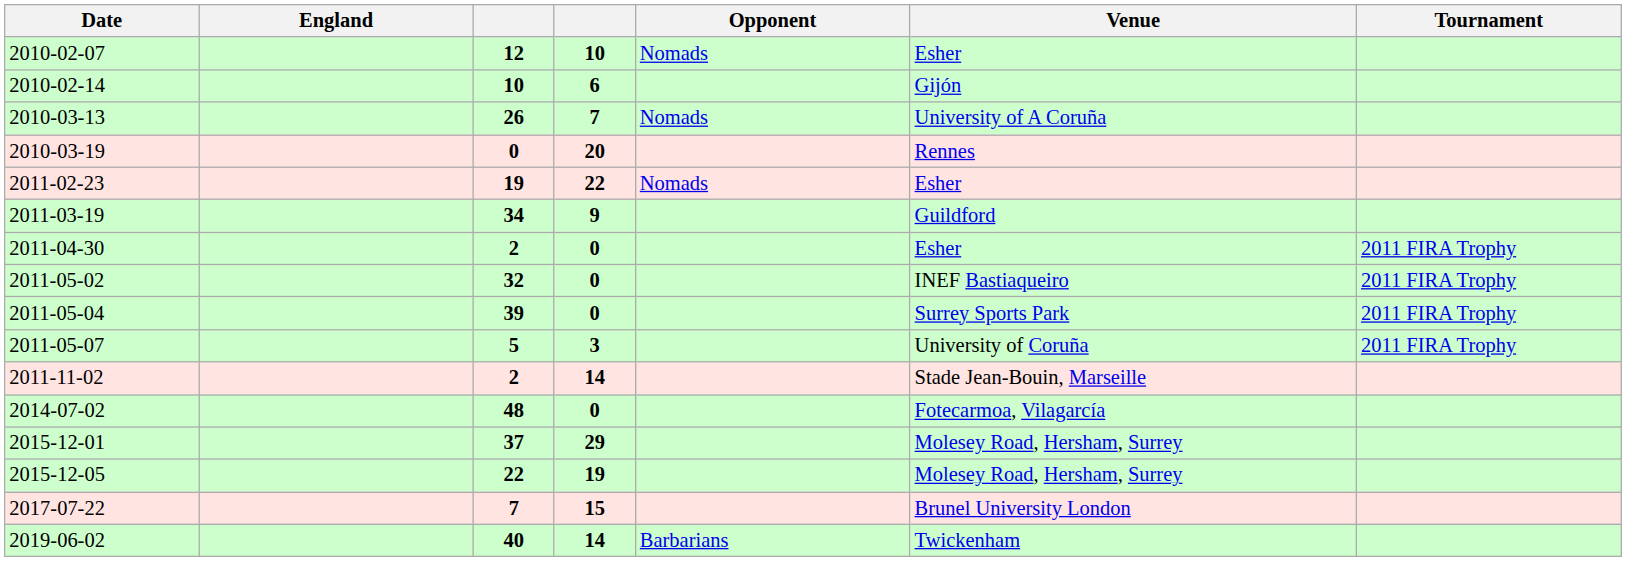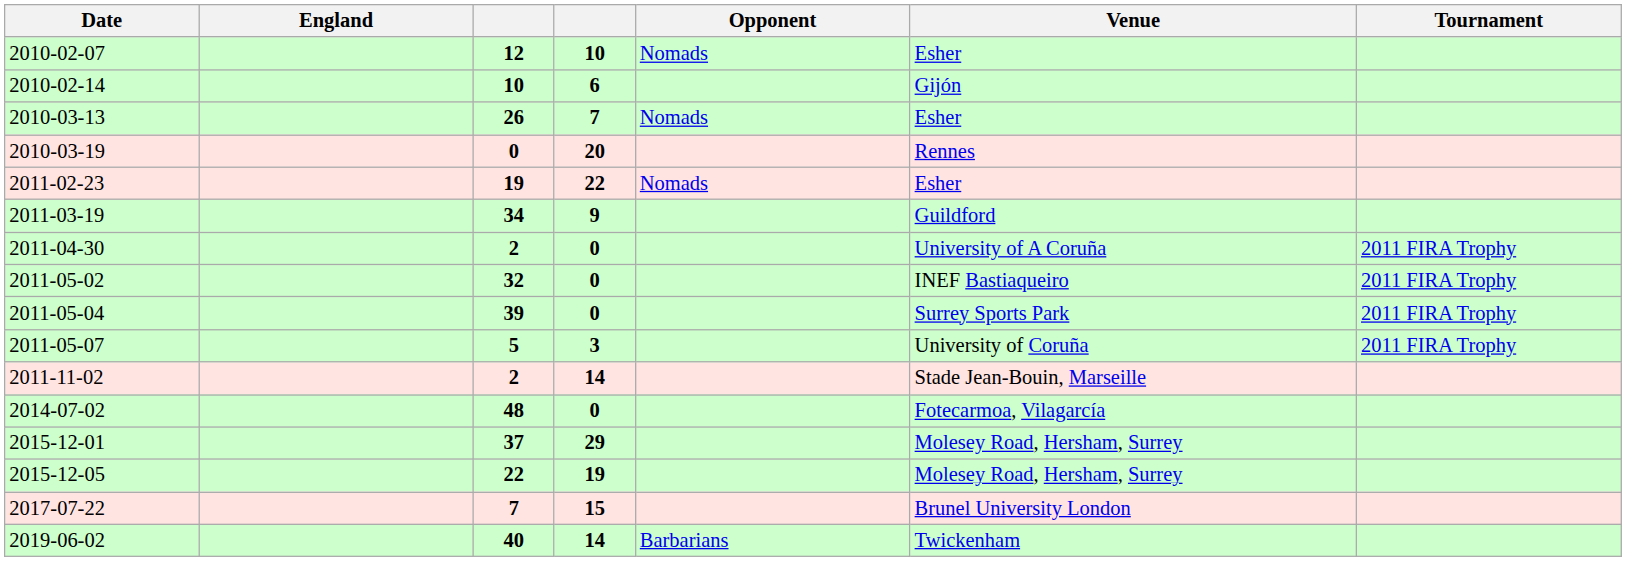(1010, 118) University of A Coruña -> (938, 118) Esher
(938, 248) Esher -> (1010, 248) University of A Coruña
